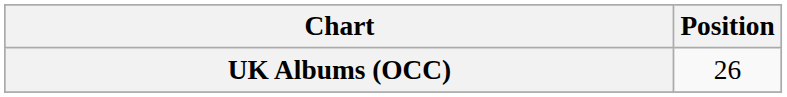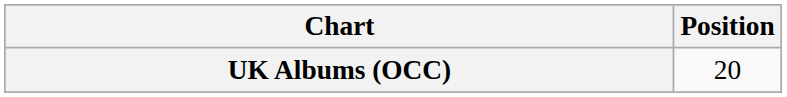(728, 69) 26 -> (728, 69) 20
